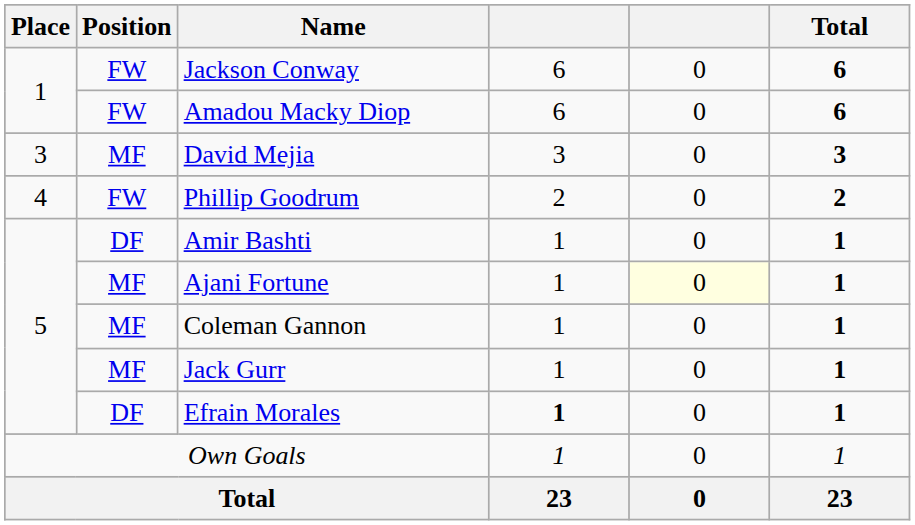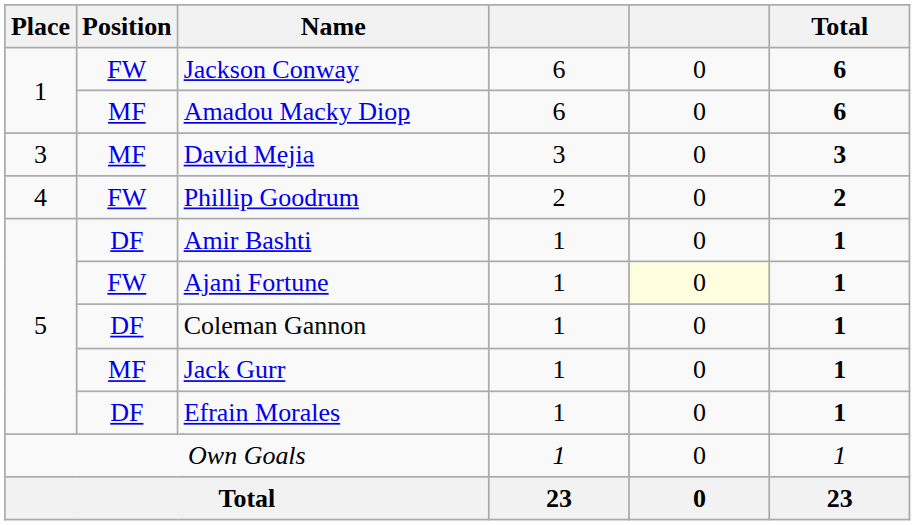(127, 111) FW -> (127, 111) MF
(127, 283) MF -> (127, 283) FW
(127, 326) MF -> (127, 326) DF
(559, 411) bold -> (559, 411) normal
